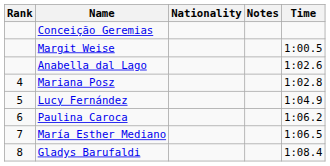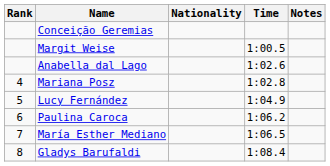columns swapped: (303, 13) <-> (263, 13)
